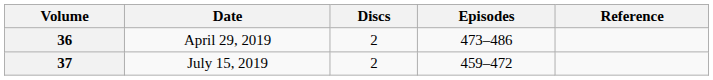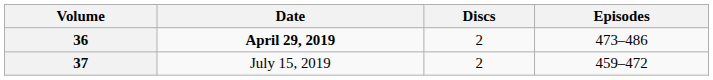- column: (632, 16)
(228, 39) normal -> (290, 39) bold
